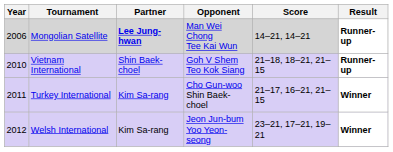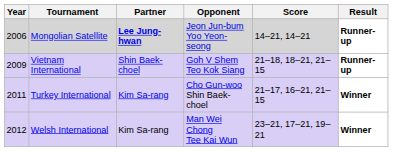(212, 36) Man Wei Chong Tee Kai Wun -> (215, 36) Jeon Jun-bum Yoo Yeon-seong
(17, 66) 2010 -> (17, 66) 2009
(215, 130) Jeon Jun-bum Yoo Yeon-seong -> (212, 130) Man Wei Chong Tee Kai Wun
